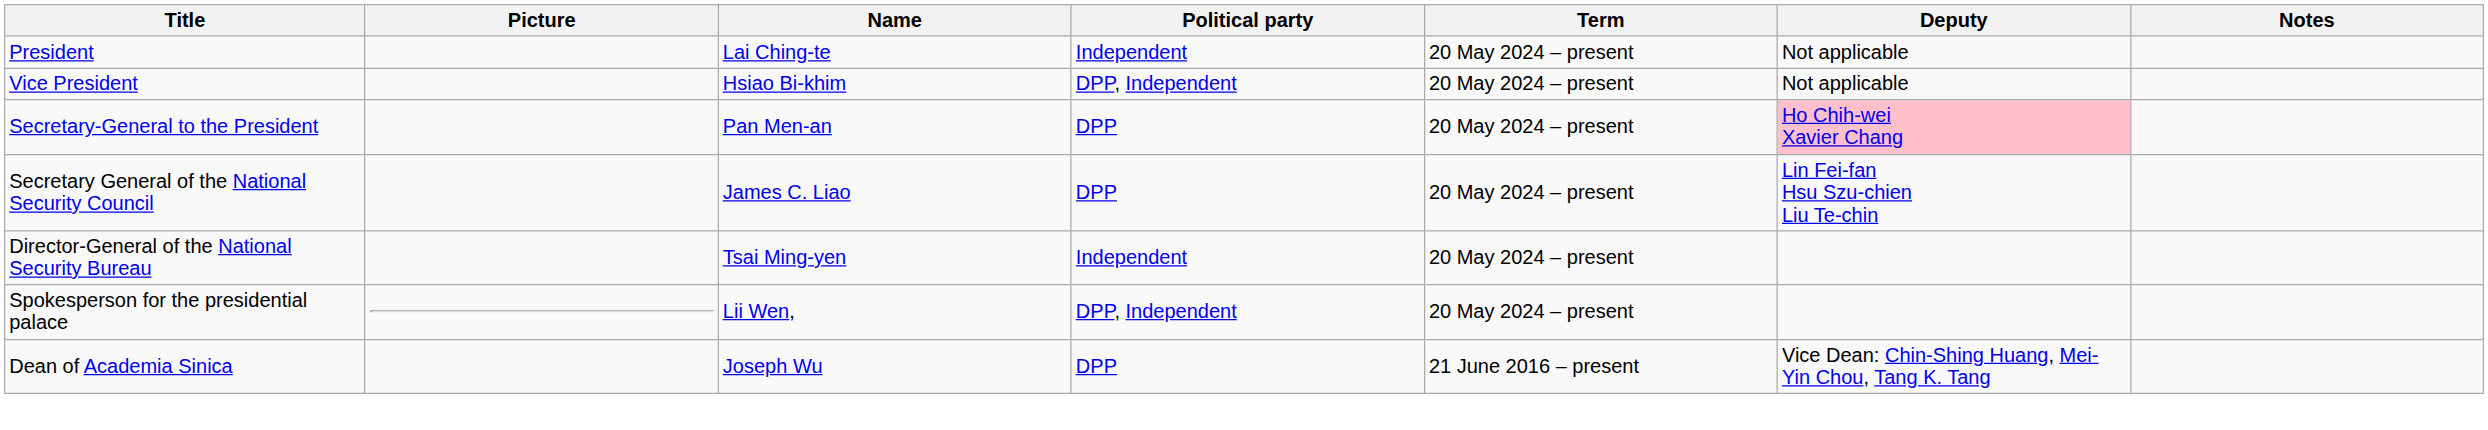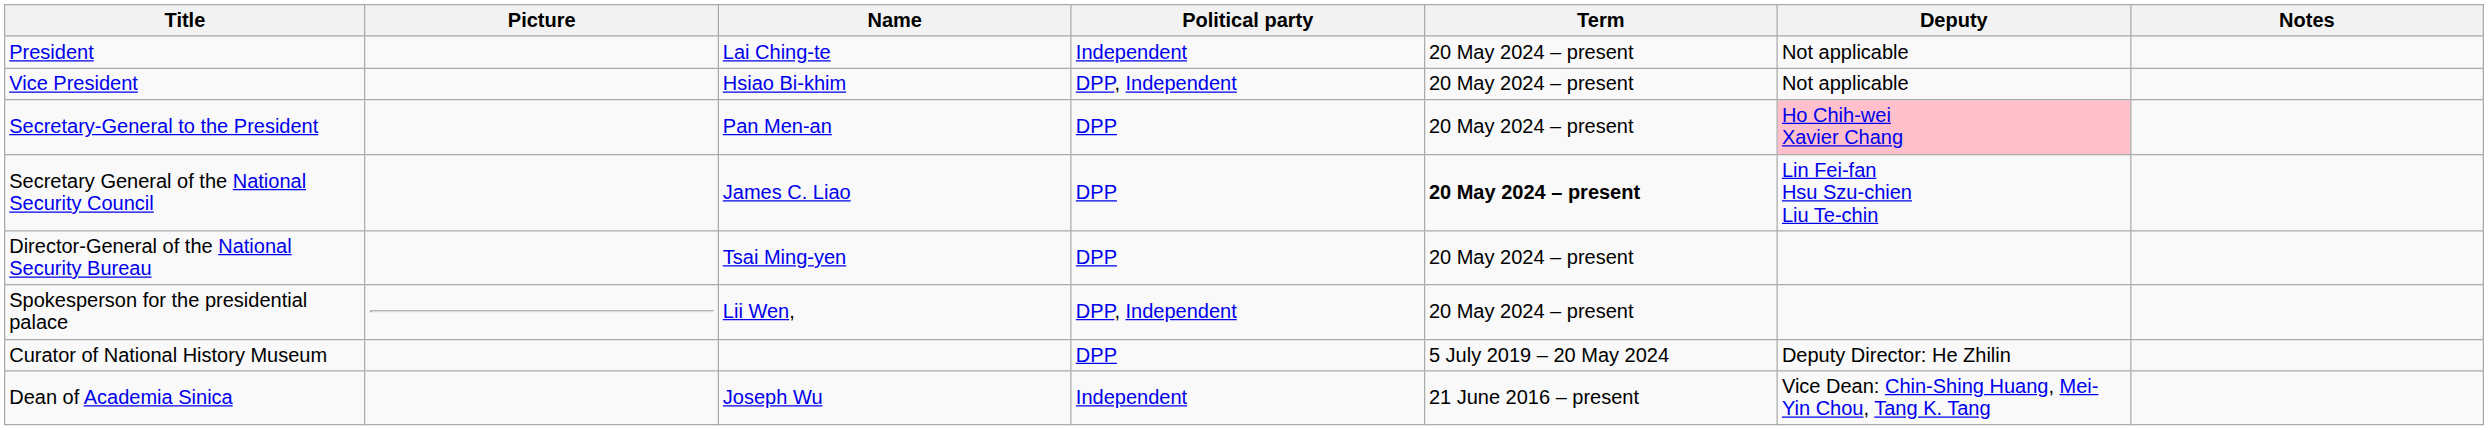(1531, 192) normal -> (1535, 192) bold
(1131, 257) Independent -> (1096, 257) DPP
+ row: (168, 354)
(1096, 366) DPP -> (1131, 397) Independent
